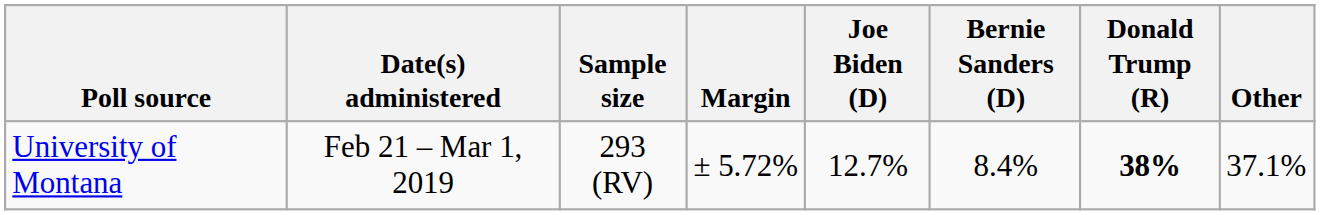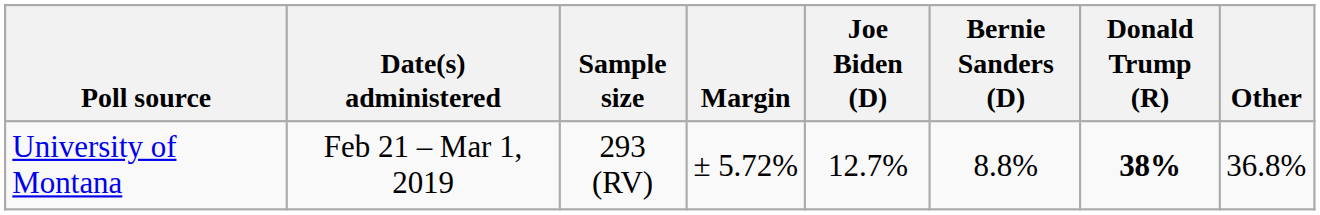(1006, 165) 8.4% -> (1006, 165) 8.8%
(1266, 165) 37.1% -> (1266, 165) 36.8%
